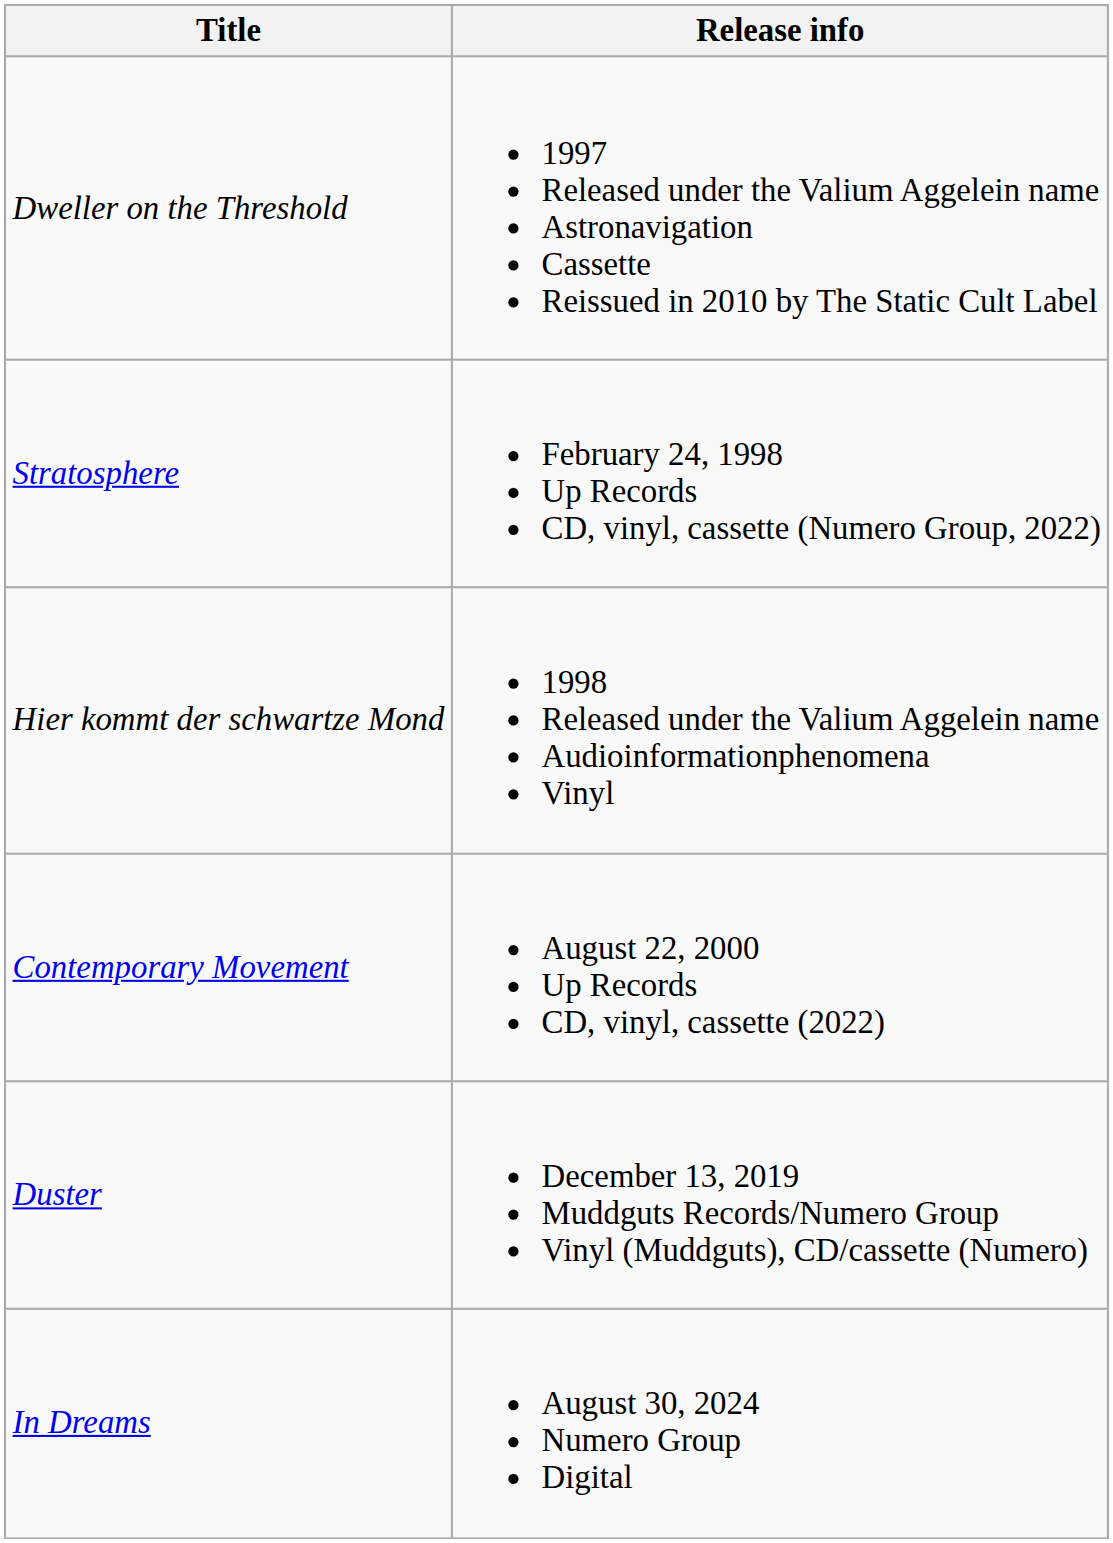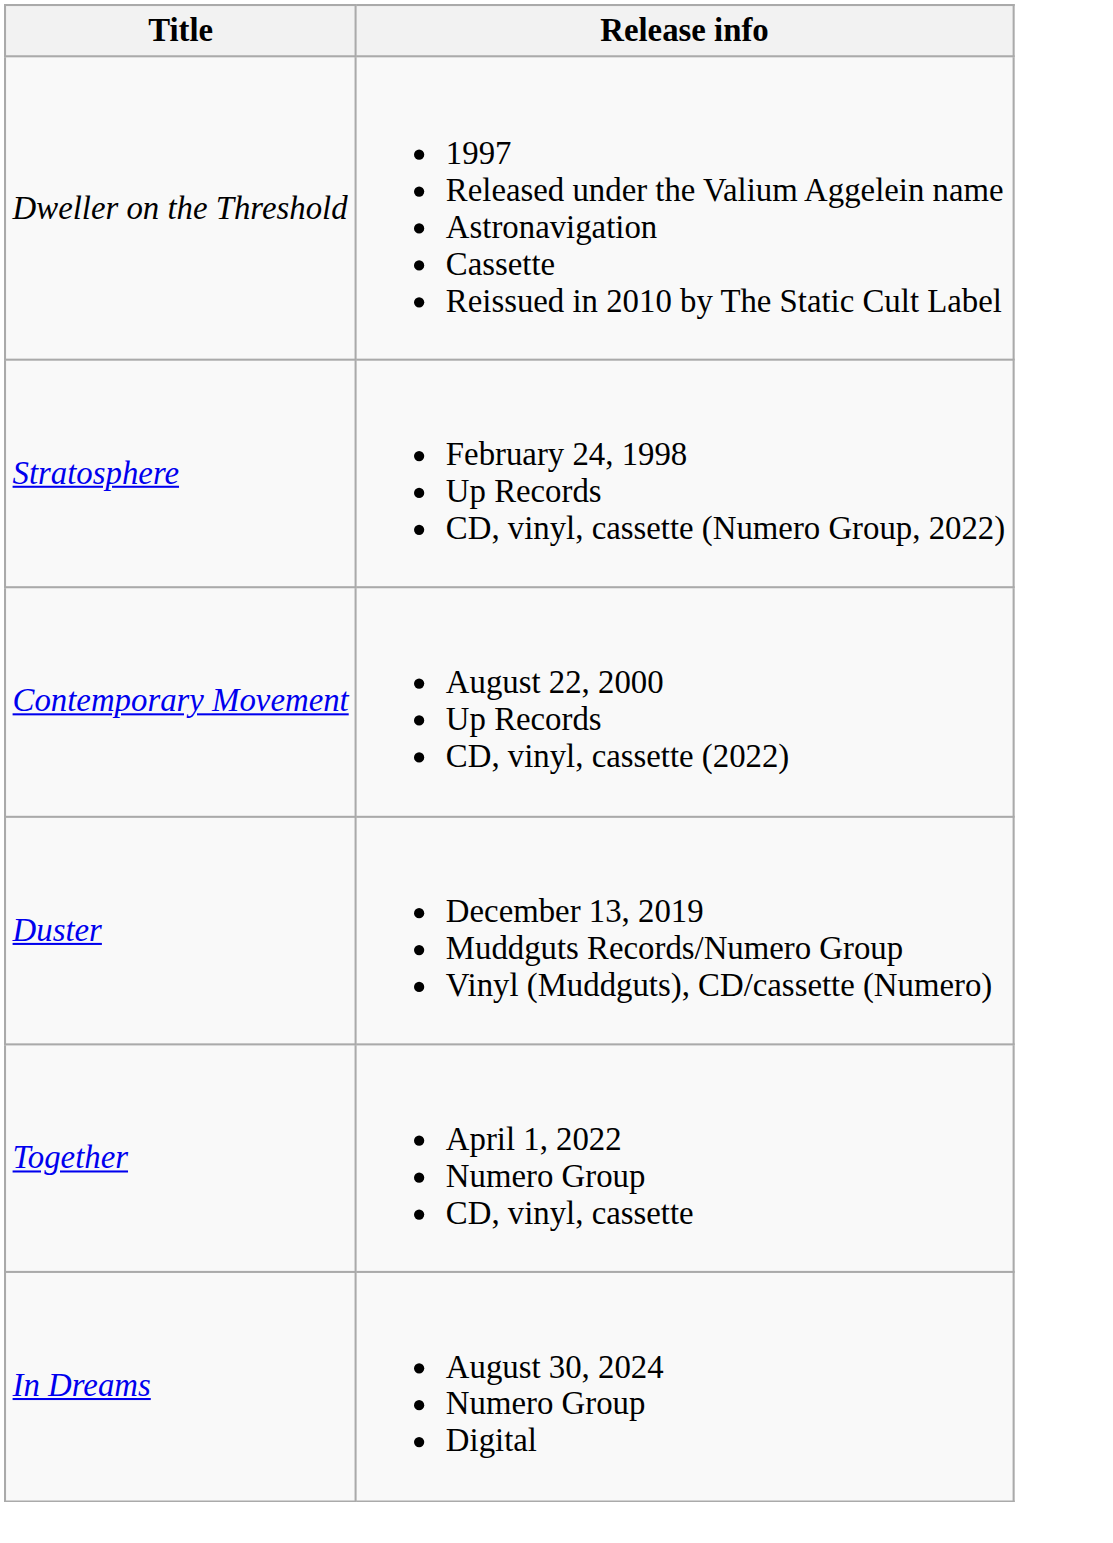- row: (228, 719)
+ row: (70, 1157)
